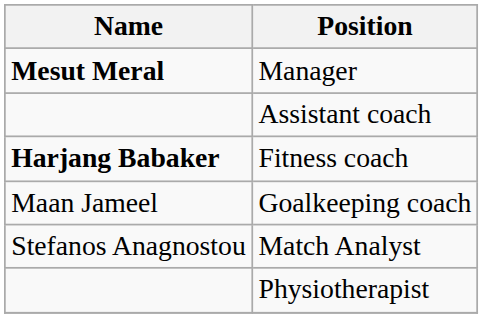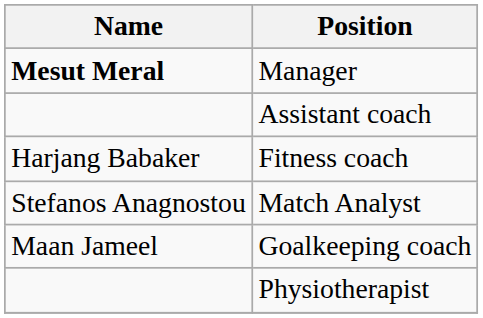(115, 158) bold -> (105, 158) normal
rows swapped: (365, 202) <-> (340, 245)
